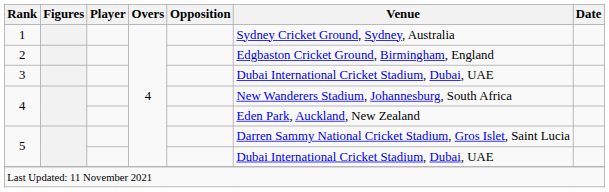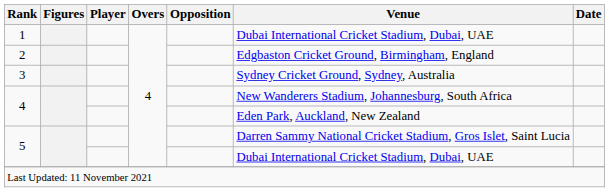(346, 34) Sydney Cricket Ground, Sydney, Australia -> (365, 34) Dubai International Cricket Stadium, Dubai, UAE
(365, 75) Dubai International Cricket Stadium, Dubai, UAE -> (346, 75) Sydney Cricket Ground, Sydney, Australia
